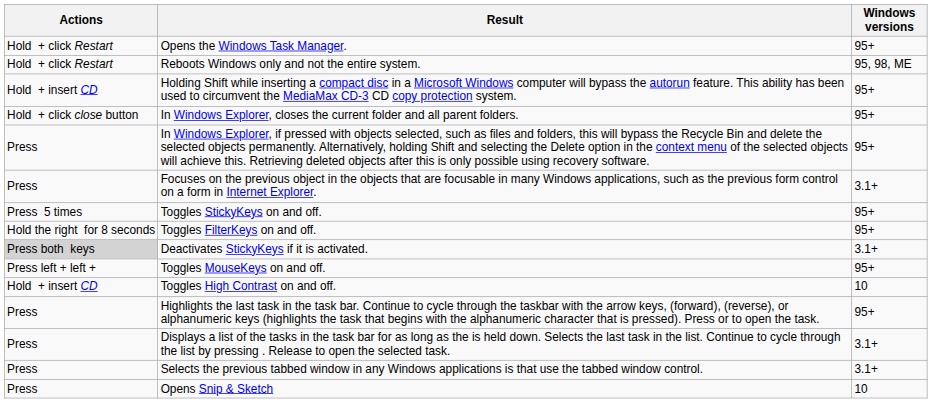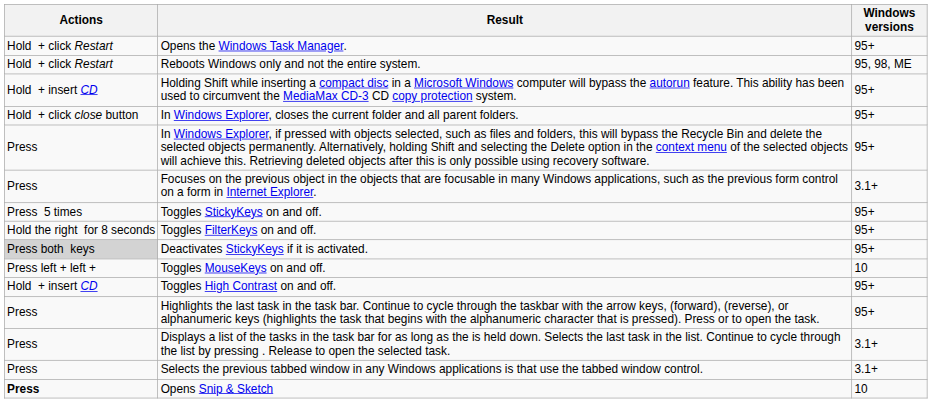(866, 249) 3.1+ -> (864, 249) 95+
(864, 268) 95+ -> (861, 268) 10
(861, 287) 10 -> (864, 287) 95+
(22, 388) normal -> (23, 388) bold
